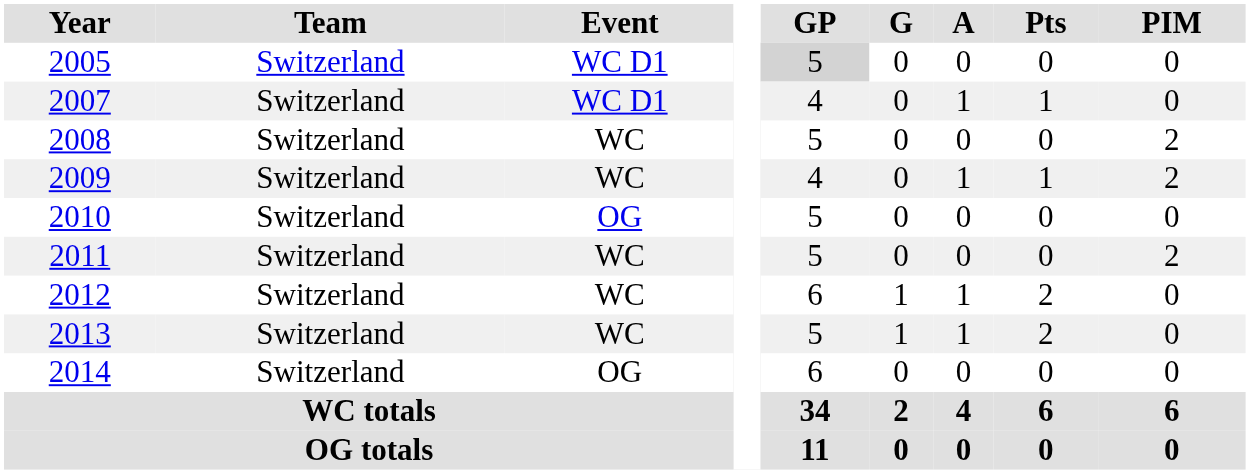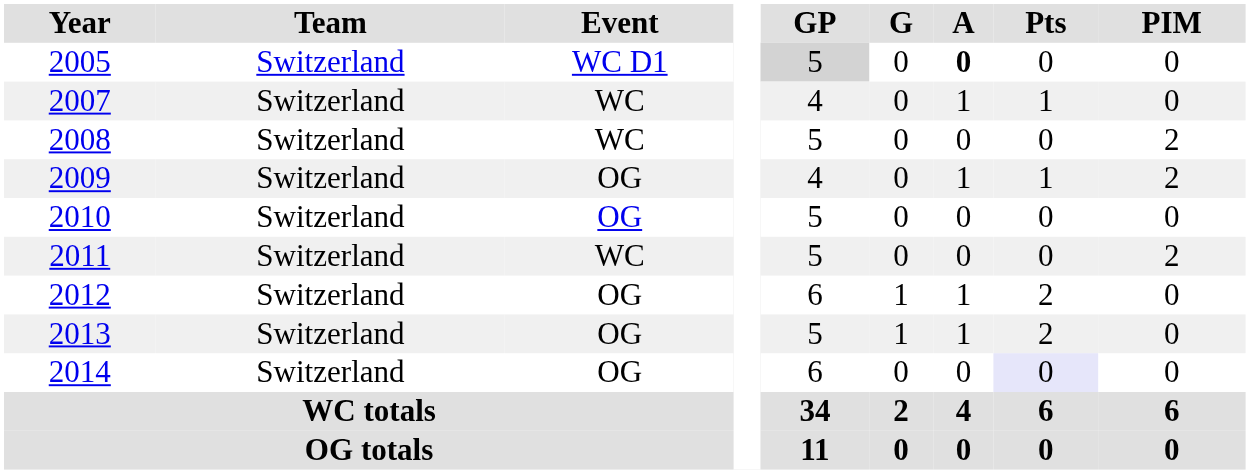(964, 61) normal -> (964, 61) bold
(620, 100) WC D1 -> (620, 100) WC
(620, 178) WC -> (620, 178) OG
(620, 294) WC -> (620, 294) OG
(620, 333) WC -> (620, 333) OG
(1046, 372) no background -> (1046, 372) lavender background
